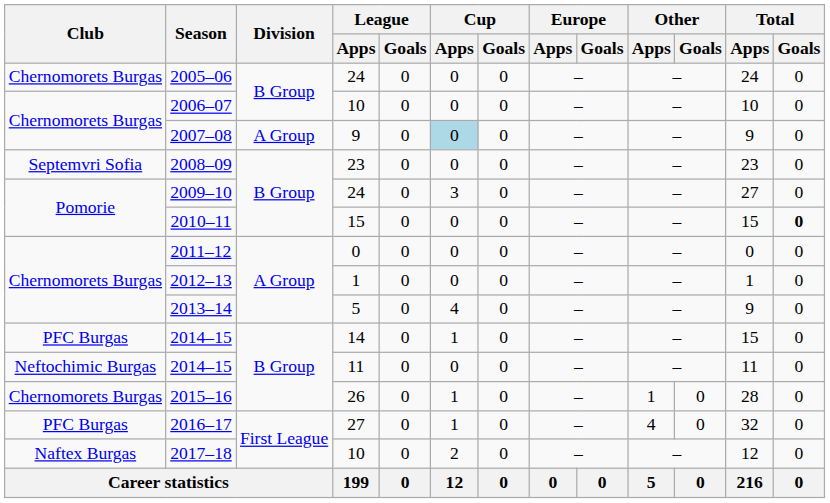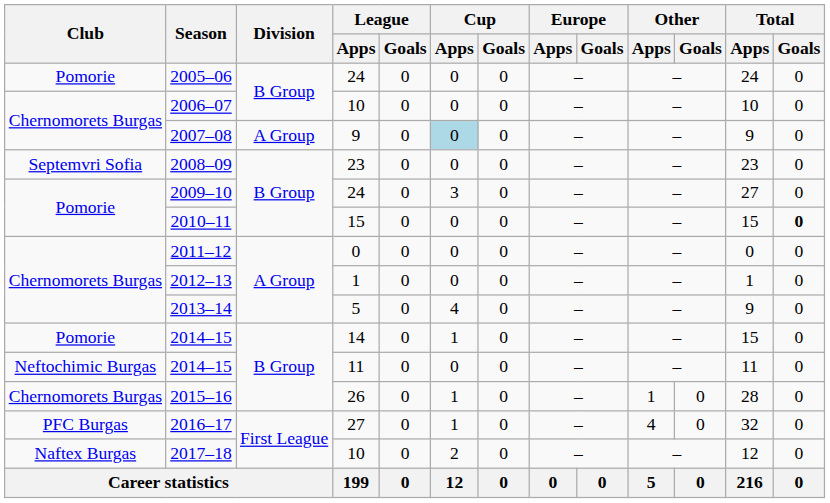(85, 77) Chernomorets Burgas -> (85, 77) Pomorie
(85, 338) PFC Burgas -> (85, 338) Pomorie
